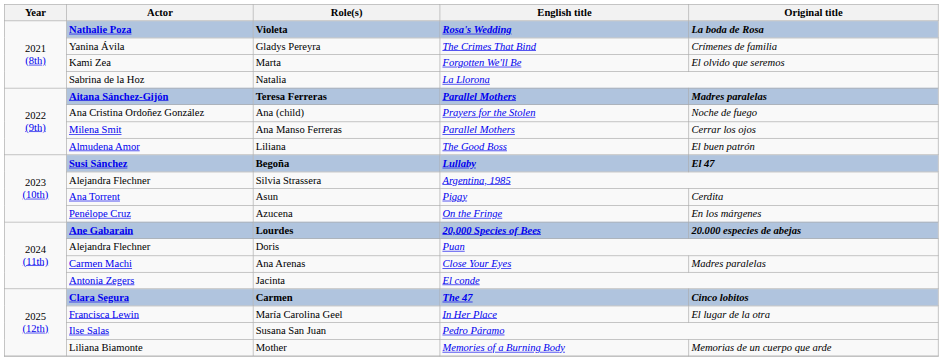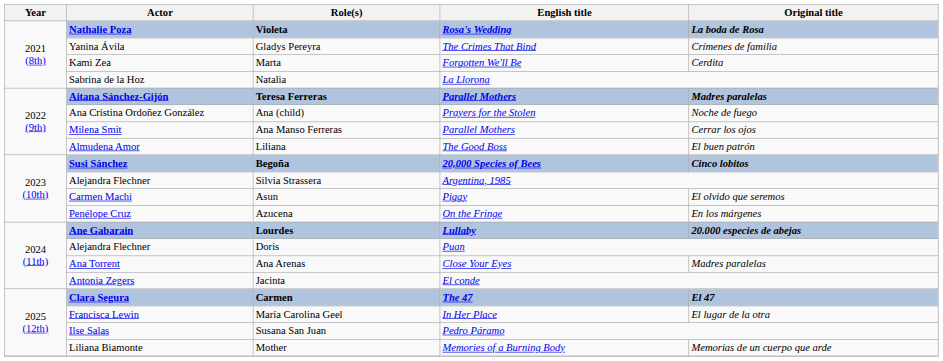(738, 63) El olvido que seremos -> (707, 63) Cerdita
(459, 163) Lullaby -> (492, 163) 20,000 Species of Bees
(703, 163) El 47 -> (720, 163) Cinco lobitos
(94, 197) Ana Torrent -> (101, 197) Carmen Machi
(707, 197) Cerdita -> (738, 197) El olvido que seremos
(492, 230) 20,000 Species of Bees -> (459, 230) Lullaby
(101, 264) Carmen Machi -> (94, 264) Ana Torrent
(720, 297) Cinco lobitos -> (703, 297) El 47
